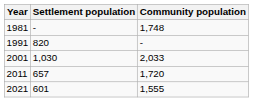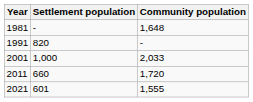(152, 27) 1,748 -> (152, 27) 1,648
(45, 58) 1,030 -> (45, 58) 1,000
(41, 74) 657 -> (41, 74) 660
